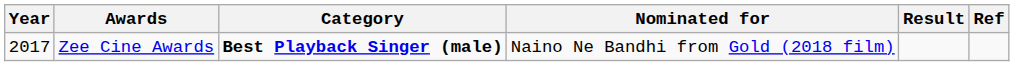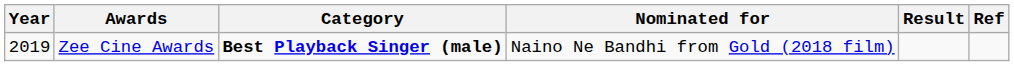(30, 47) 2017 -> (30, 47) 2019
